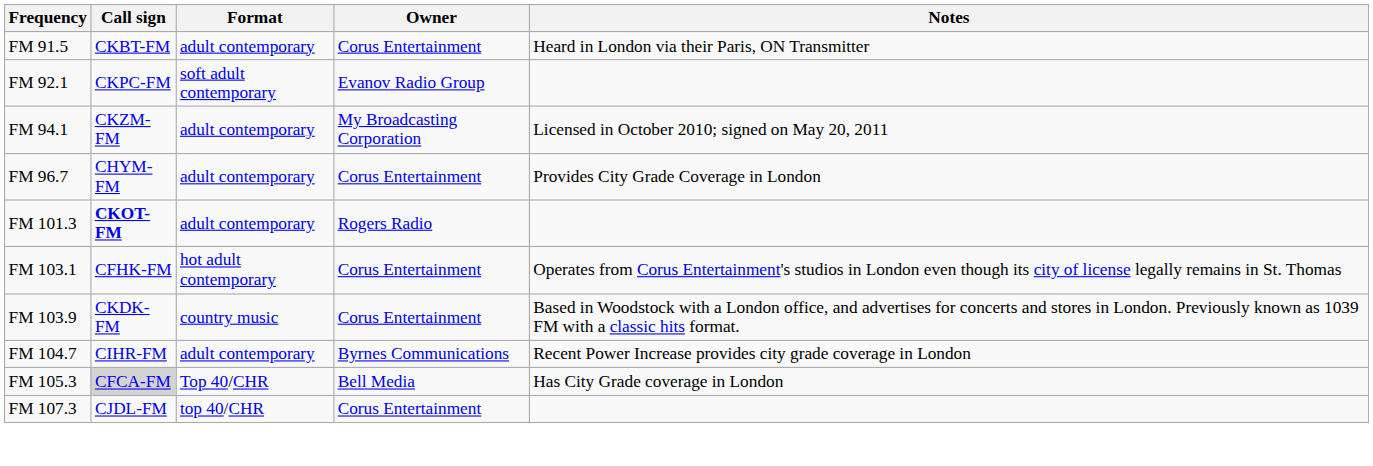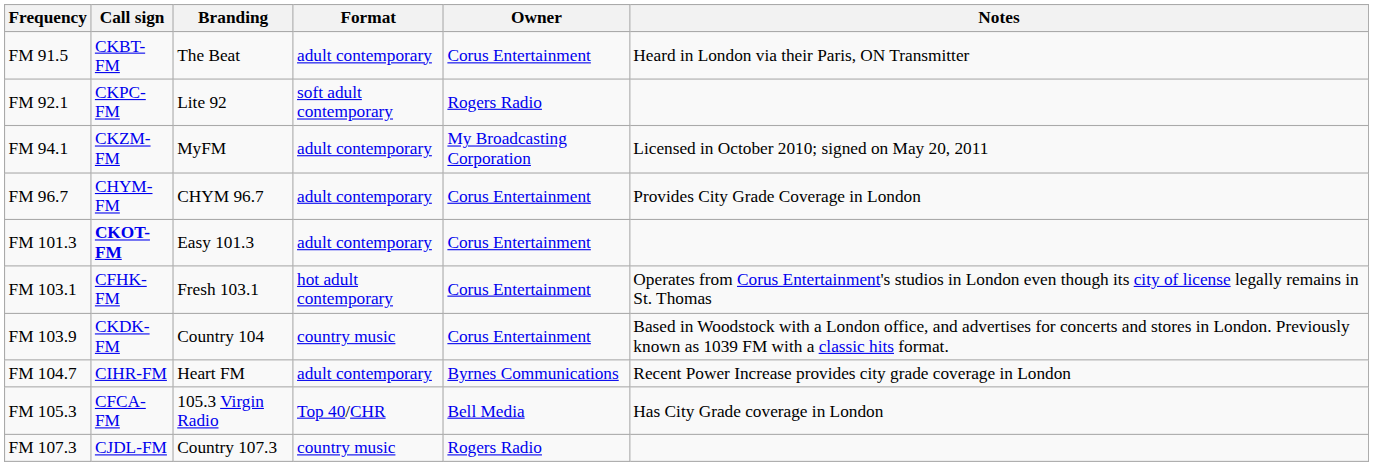+ column: (233, 18)
(411, 82) Evanov Radio Group -> (495, 102) Rogers Radio
(385, 223) Rogers Radio -> (519, 242) Corus Entertainment
(133, 381) lightgrey background -> (120, 410) no background
(222, 408) top 40/CHR -> (346, 447) country music
(409, 408) Corus Entertainment -> (495, 447) Rogers Radio
